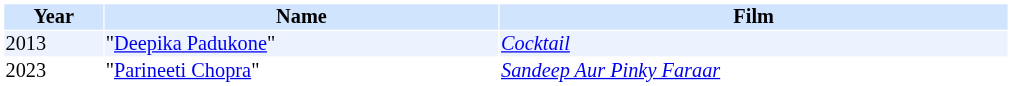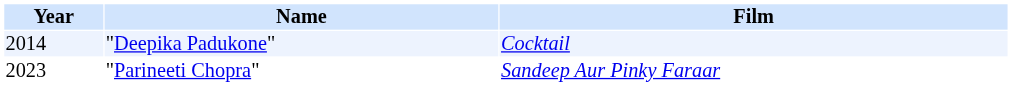(26, 43) 2013 -> (26, 43) 2014
